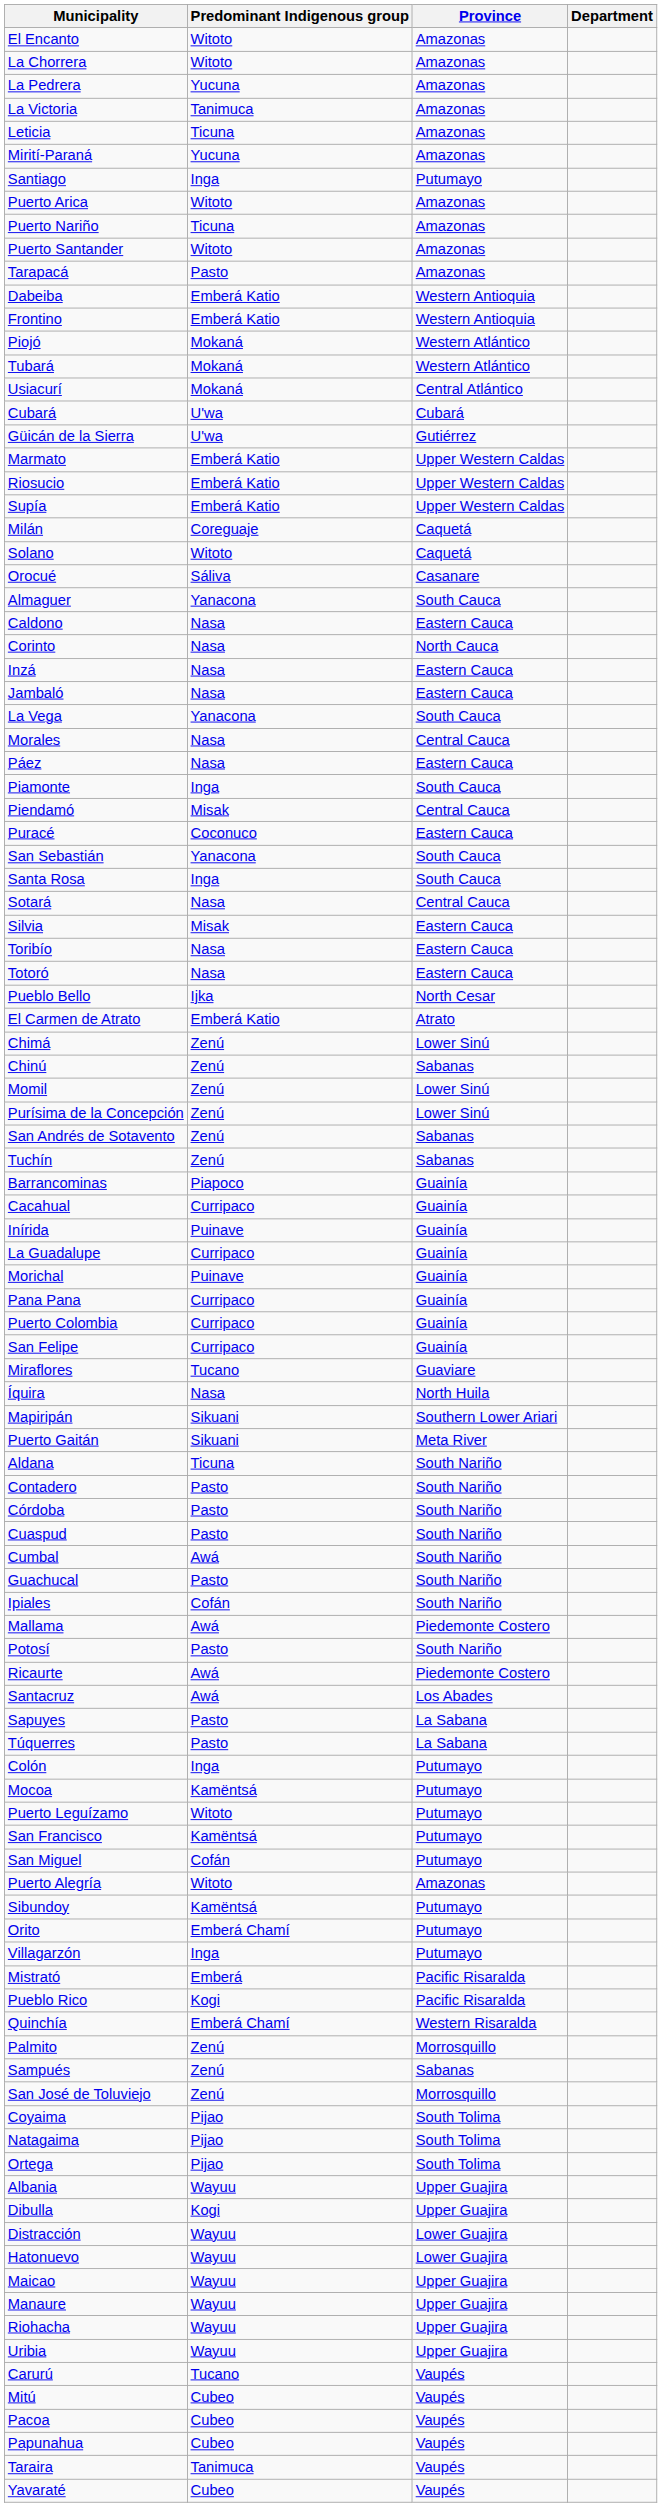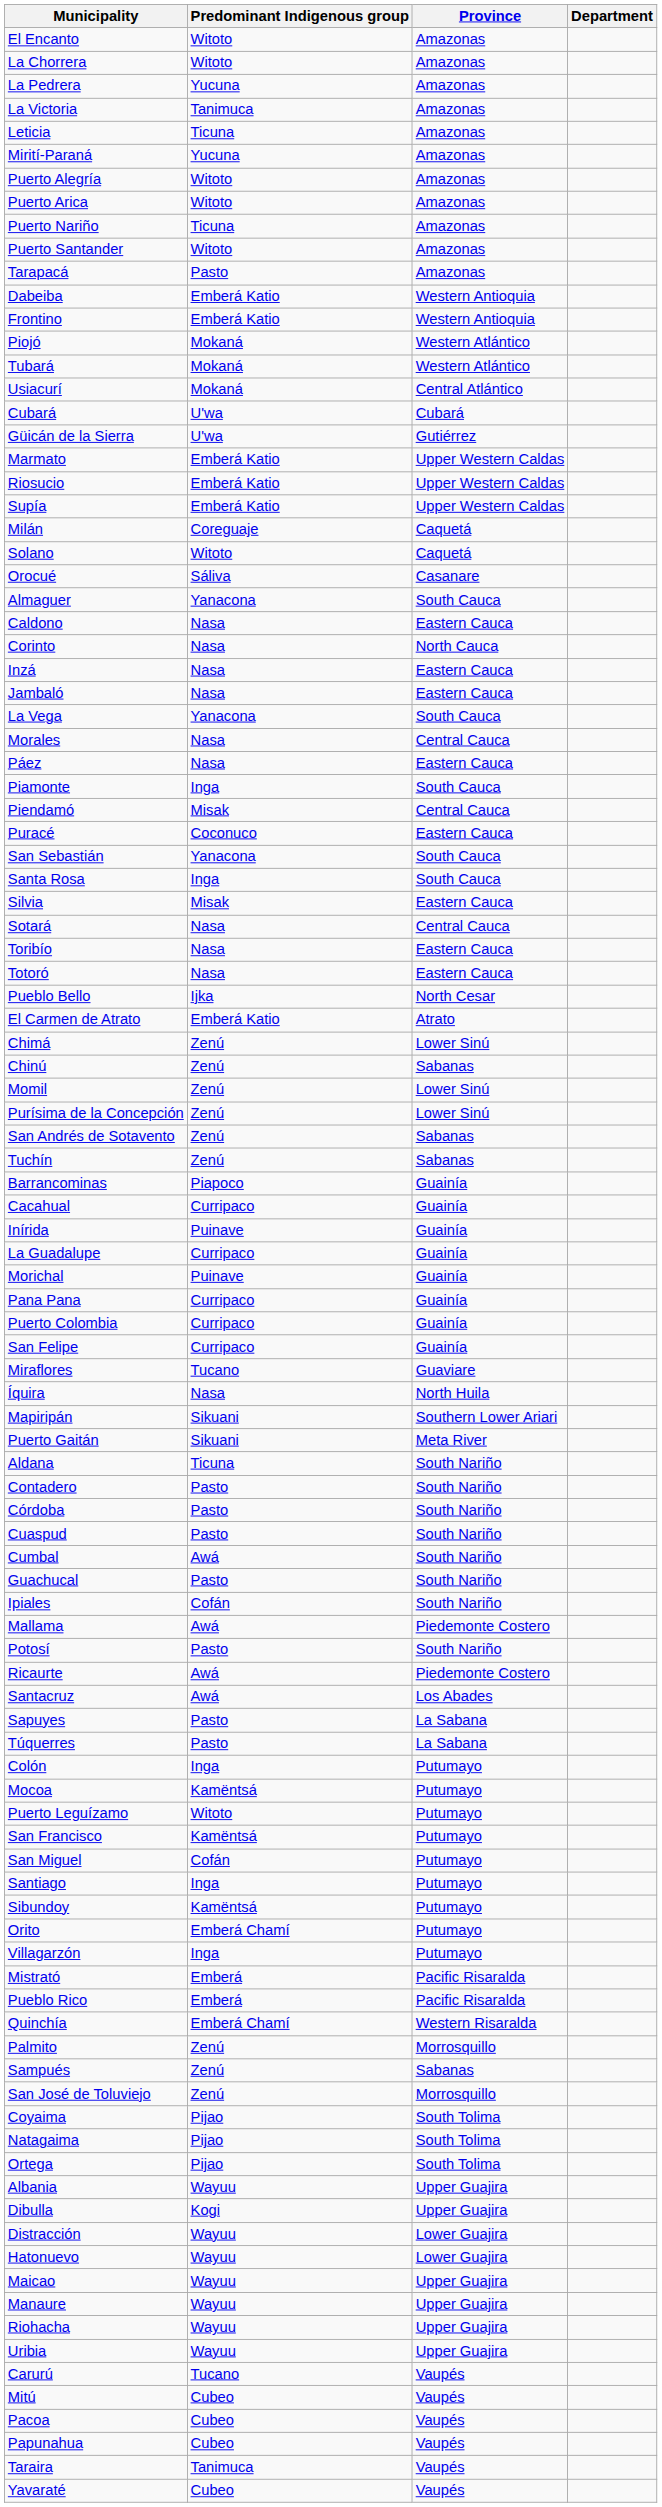rows swapped: (54, 1883) <-> (37, 179)
rows swapped: (25, 926) <-> (30, 903)
(205, 2000) Kogi -> (216, 2000) Emberá
